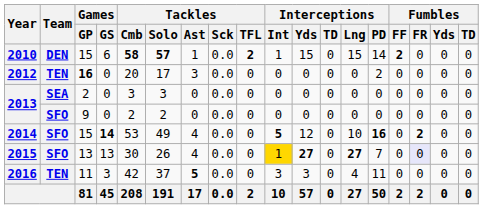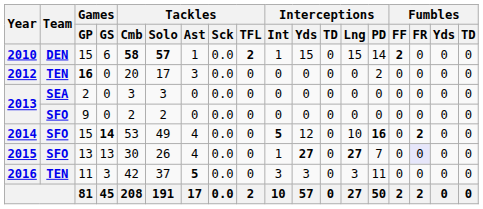(278, 154) gold background -> (278, 154) no background
(355, 174) 4 -> (355, 174) 3
